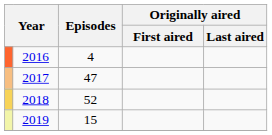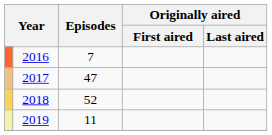(91, 57) 4 -> (91, 57) 7
(91, 120) 15 -> (91, 120) 11
